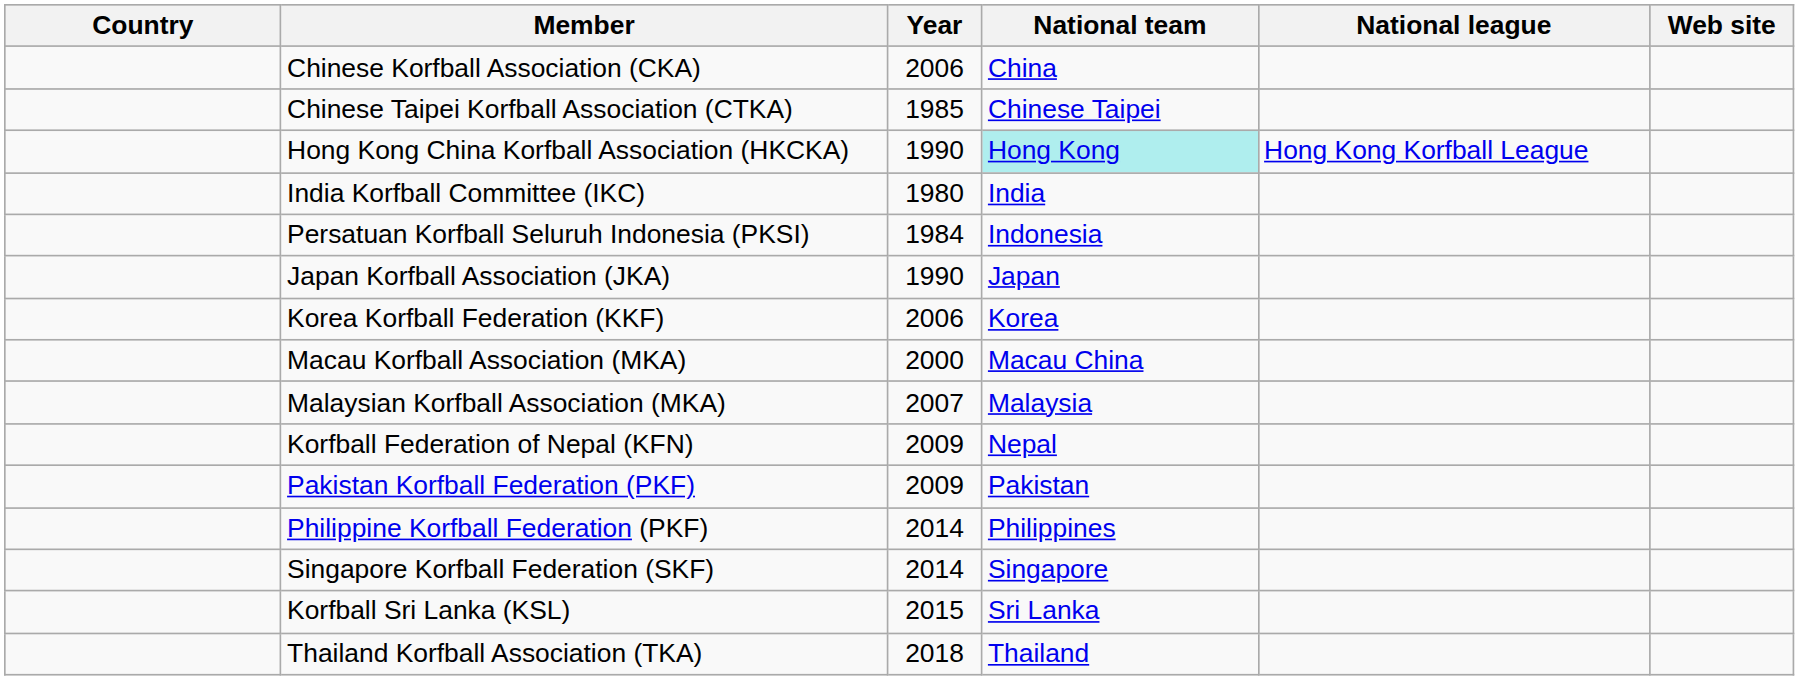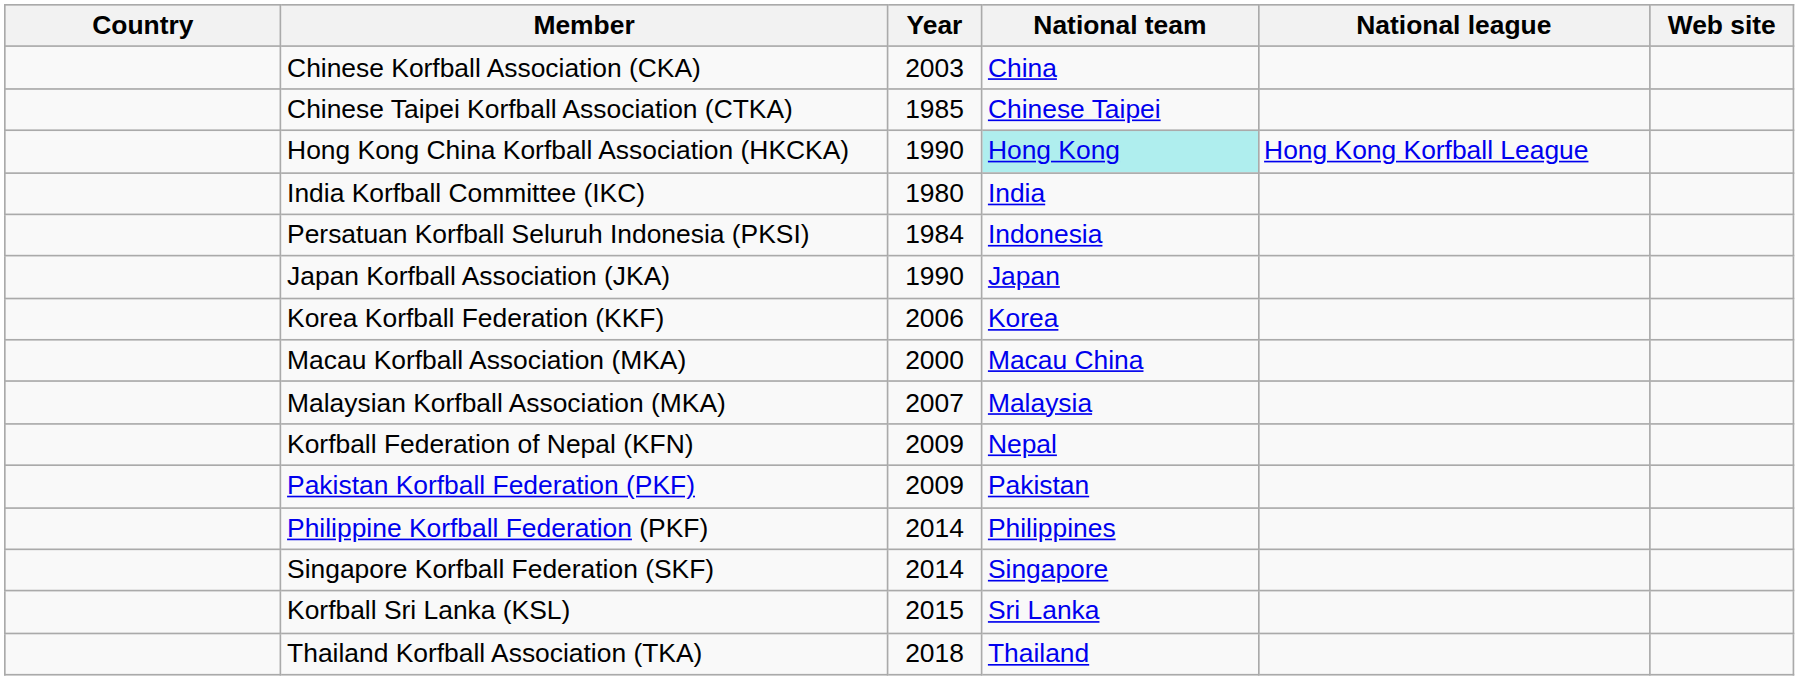(934, 67) 2006 -> (934, 67) 2003
